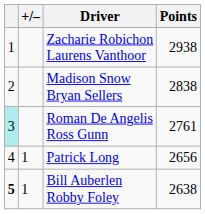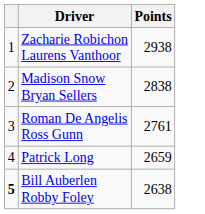- column: (31, 16)
(11, 126) paleturquoise background -> (11, 126) no background
(183, 158) 2656 -> (158, 158) 2659
